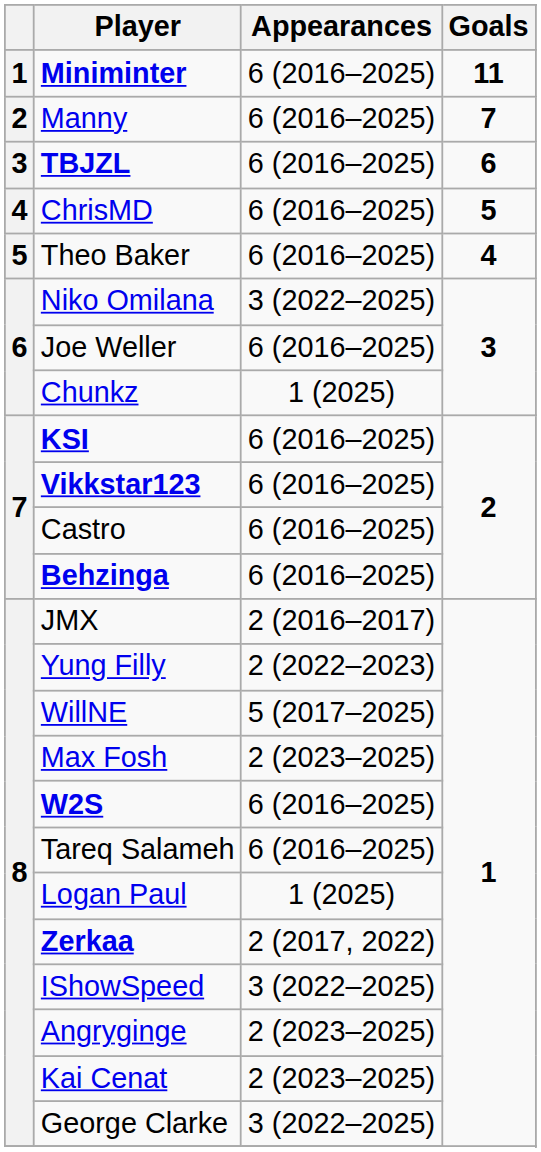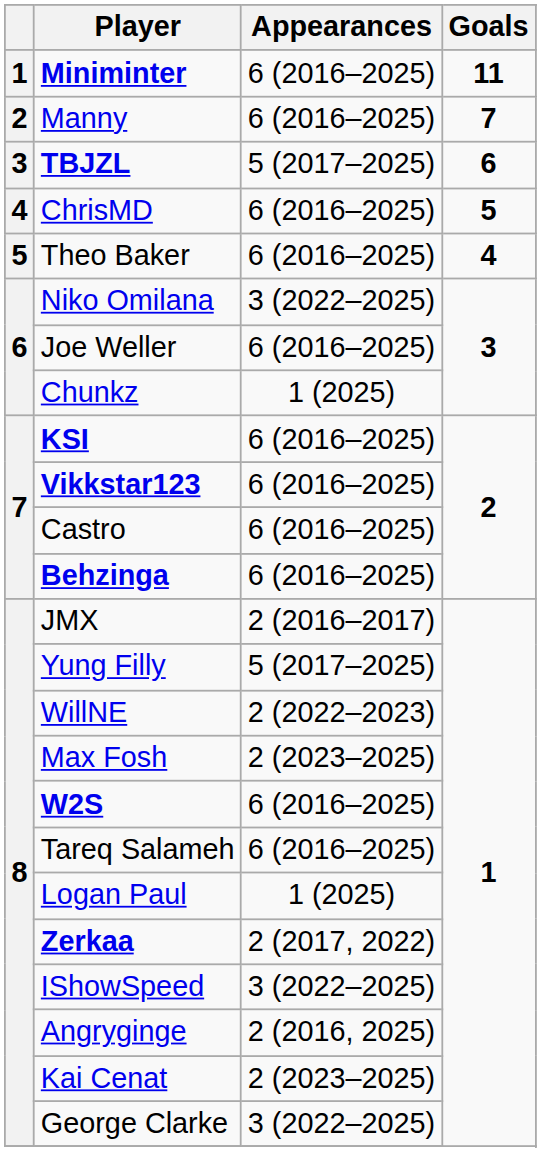(342, 164) 6 (2016–2025) -> (342, 164) 5 (2017–2025)
(342, 666) 2 (2022–2023) -> (342, 666) 5 (2017–2025)
(342, 712) 5 (2017–2025) -> (342, 712) 2 (2022–2023)
(342, 1032) 2 (2023–2025) -> (342, 1032) 2 (2016, 2025)
